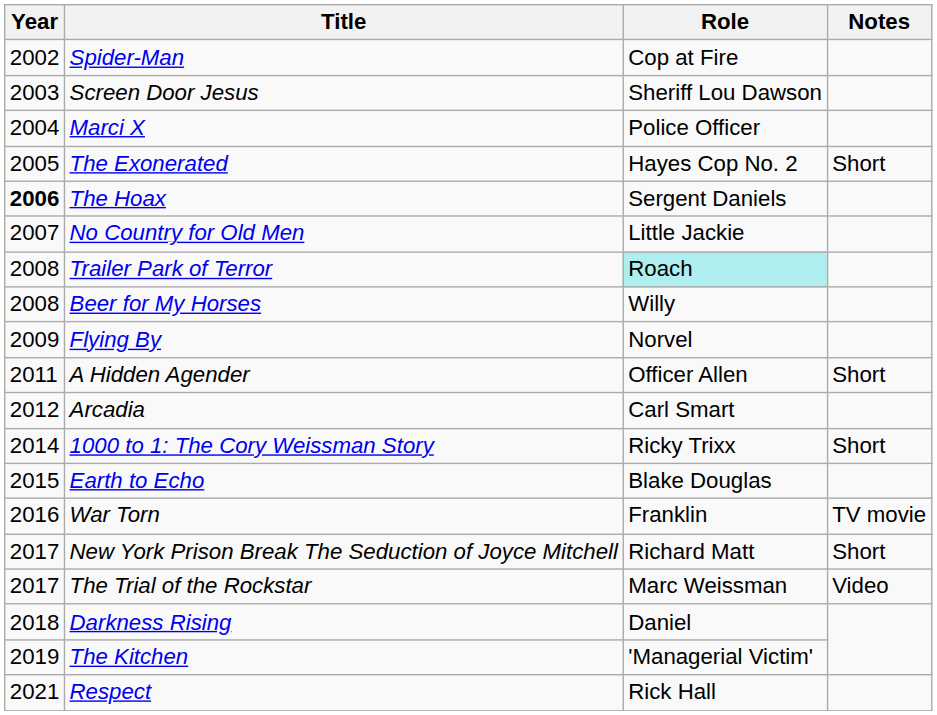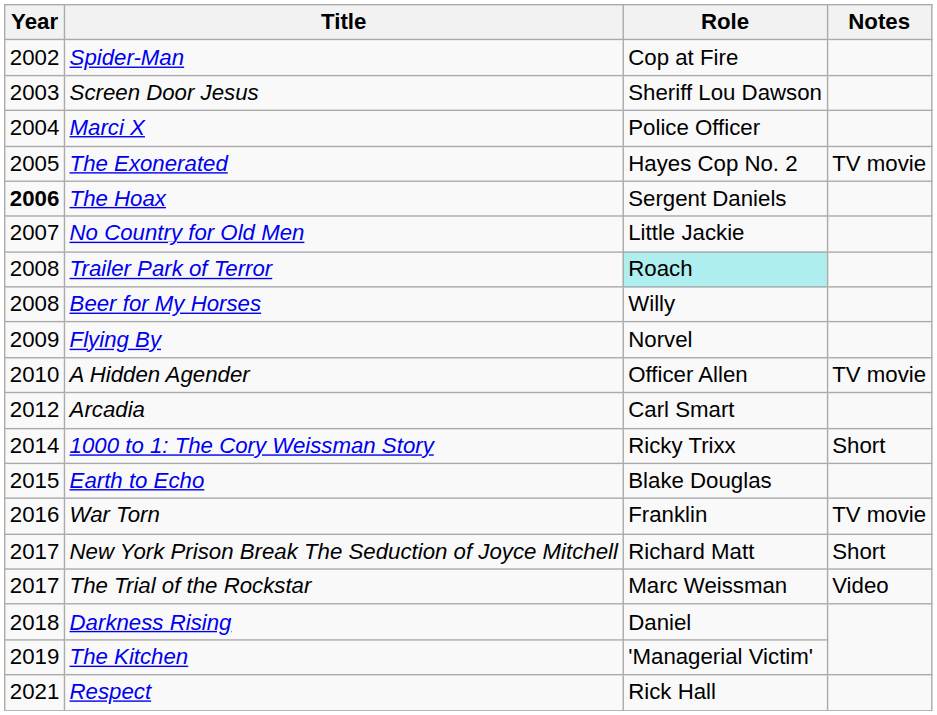(859, 163) Short -> (879, 163) TV movie
(34, 374) 2011 -> (35, 374) 2010
(859, 374) Short -> (879, 374) TV movie
